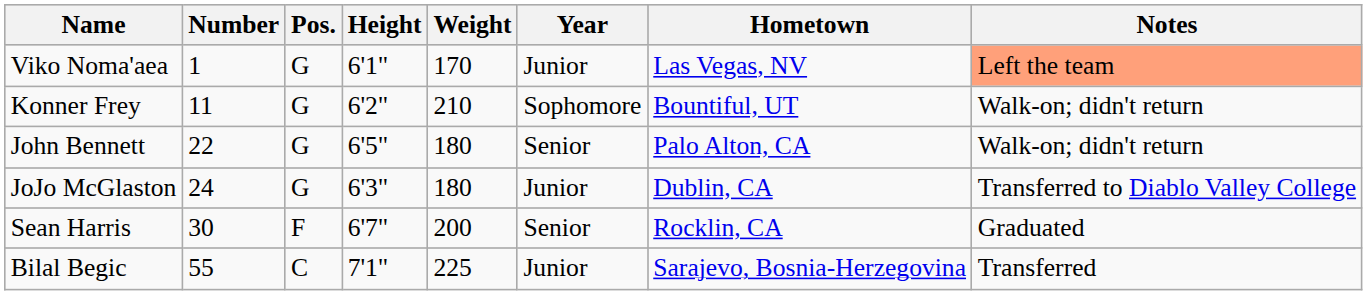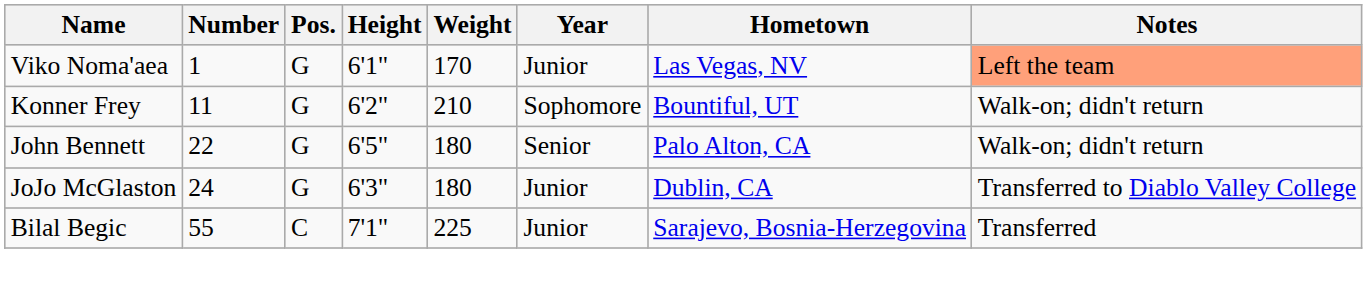- row: (71, 227)
